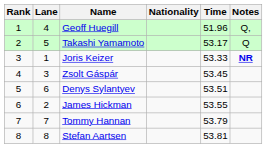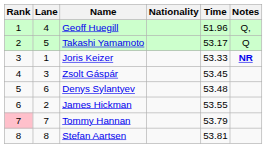(215, 89) 53.51 -> (215, 89) 53.48
(18, 120) no background -> (18, 120) pink background
